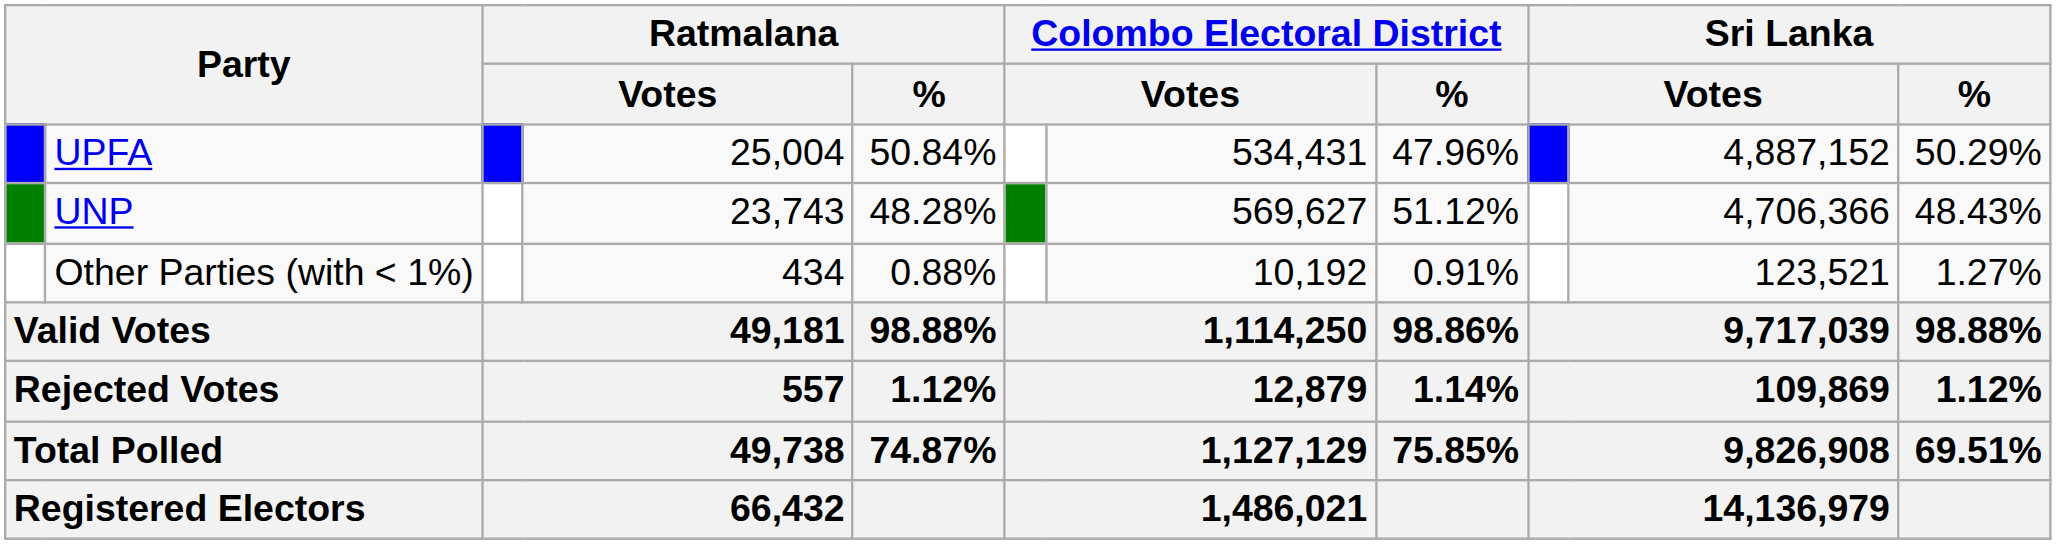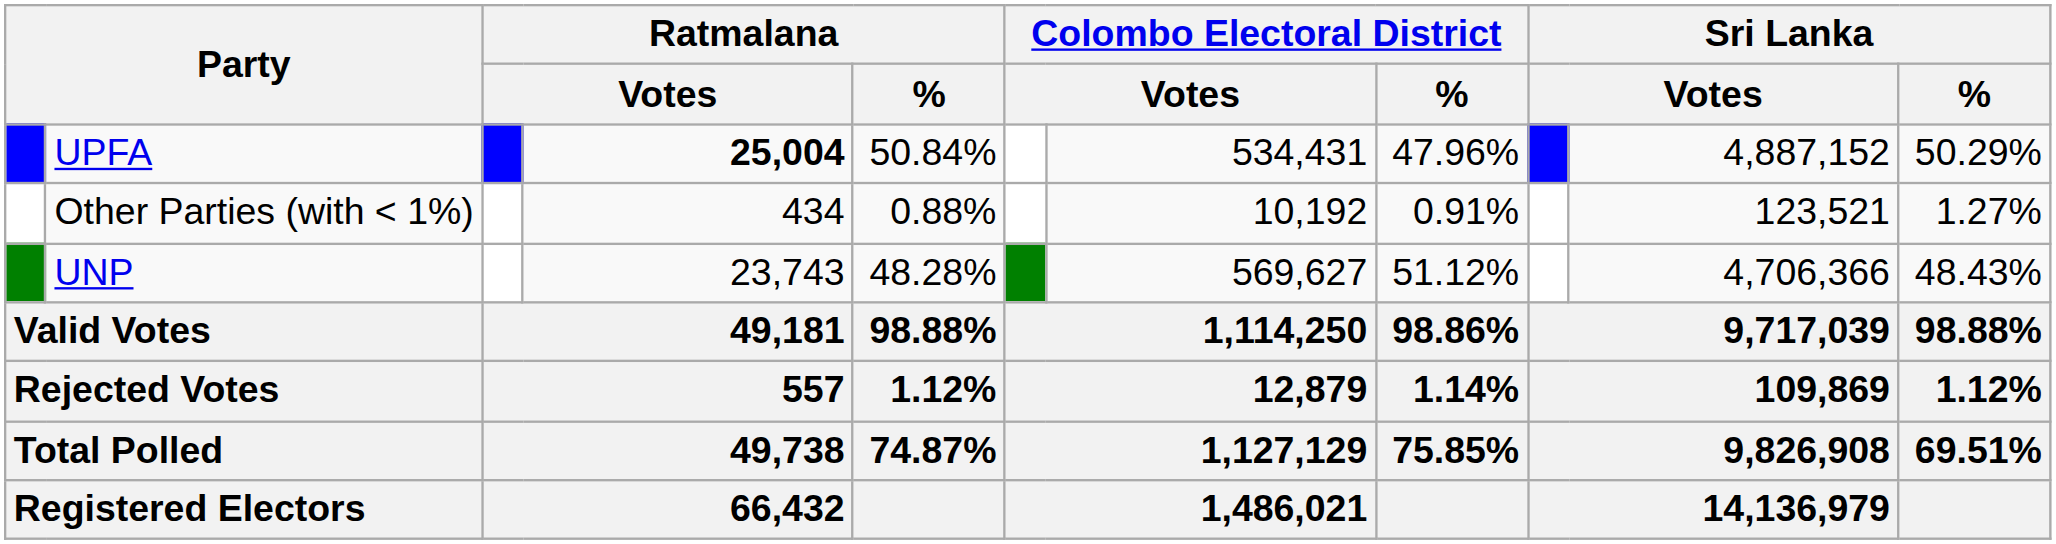(787, 152) normal -> (787, 152) bold
rows swapped: (94, 212) <-> (264, 271)
